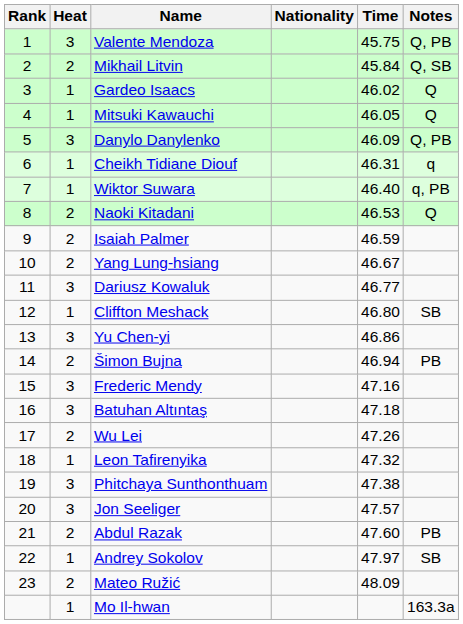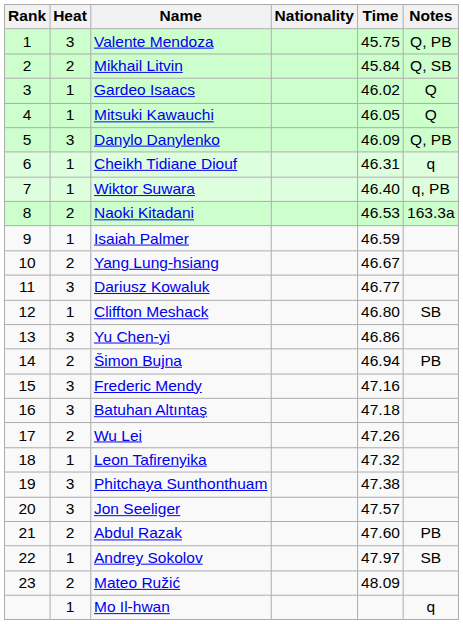(431, 213) Q -> (431, 213) 163.3a
(70, 238) 2 -> (70, 238) 1
(431, 607) 163.3a -> (431, 607) q
